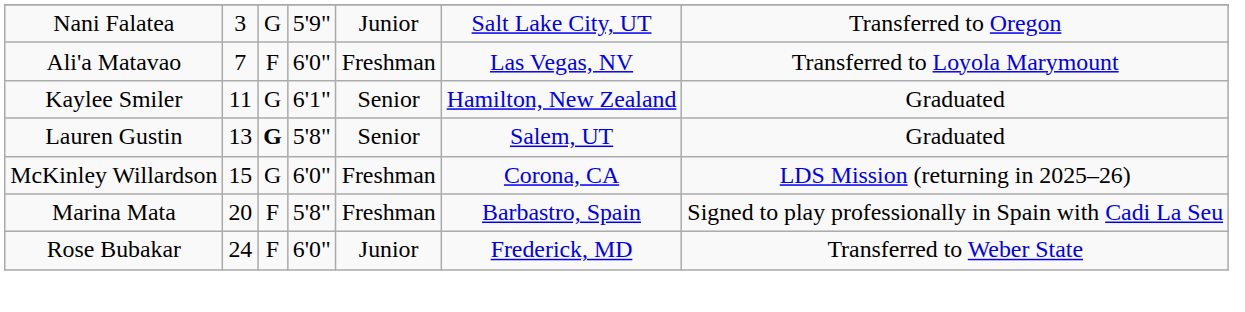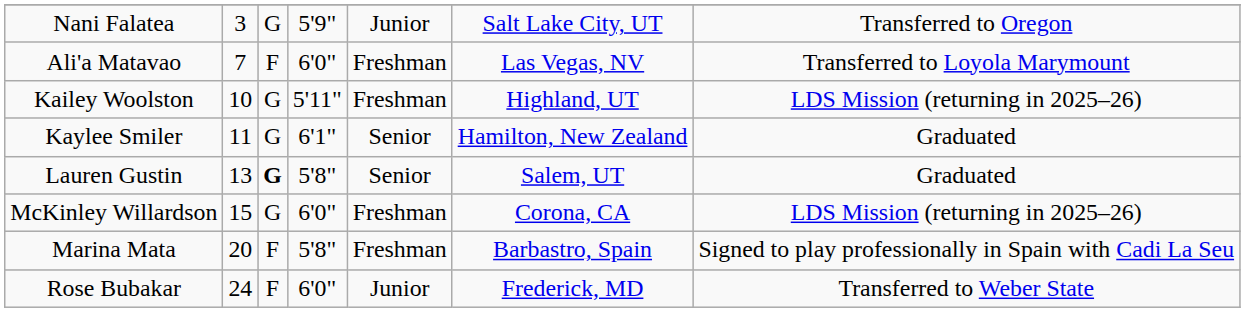+ row: (114, 99)
